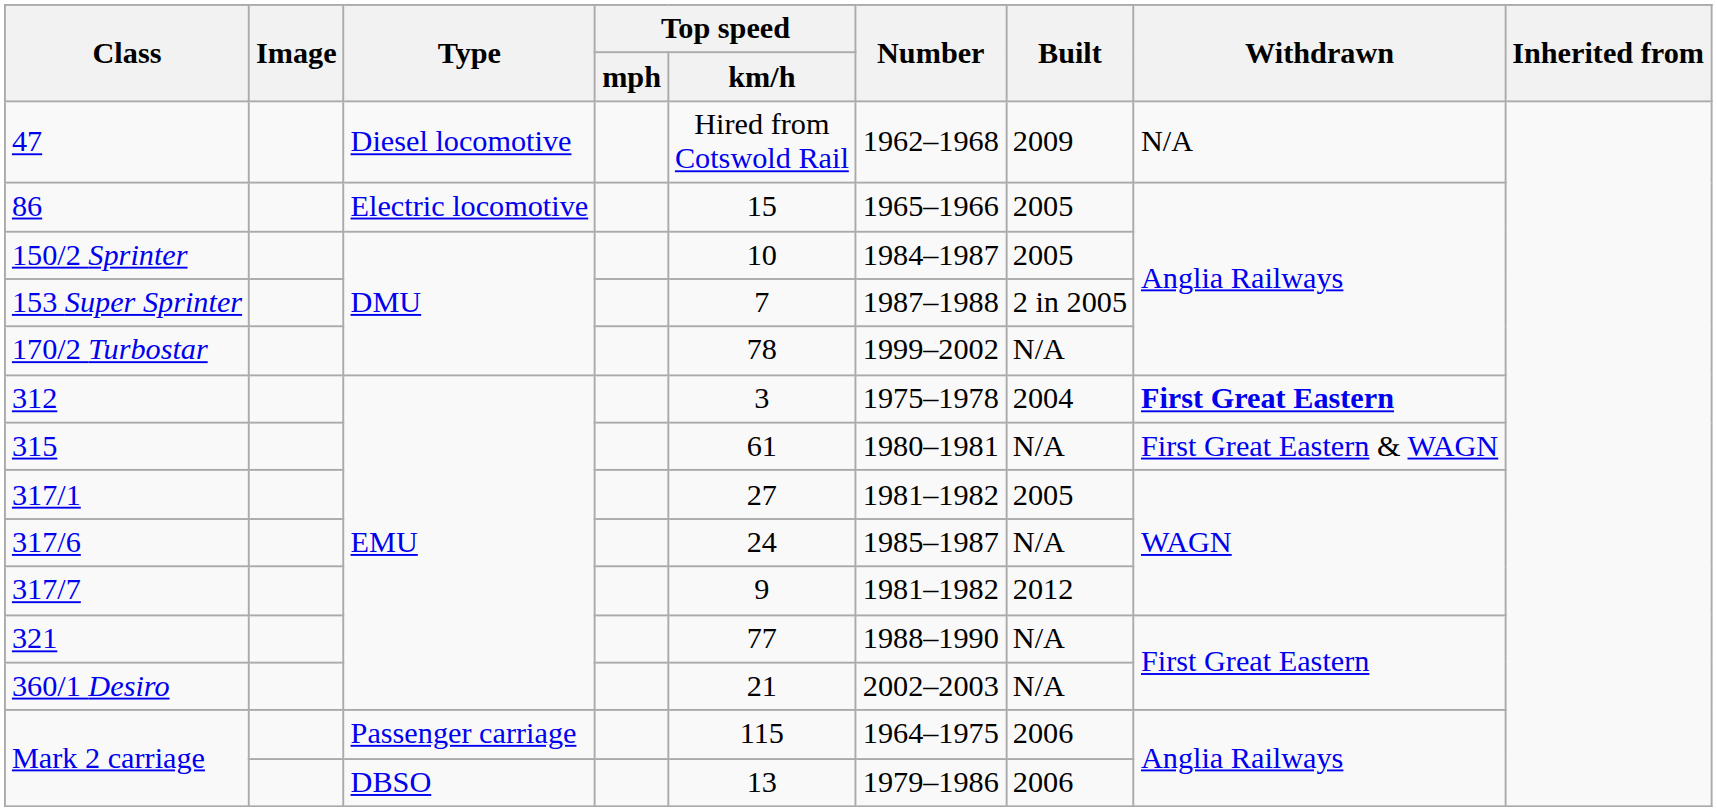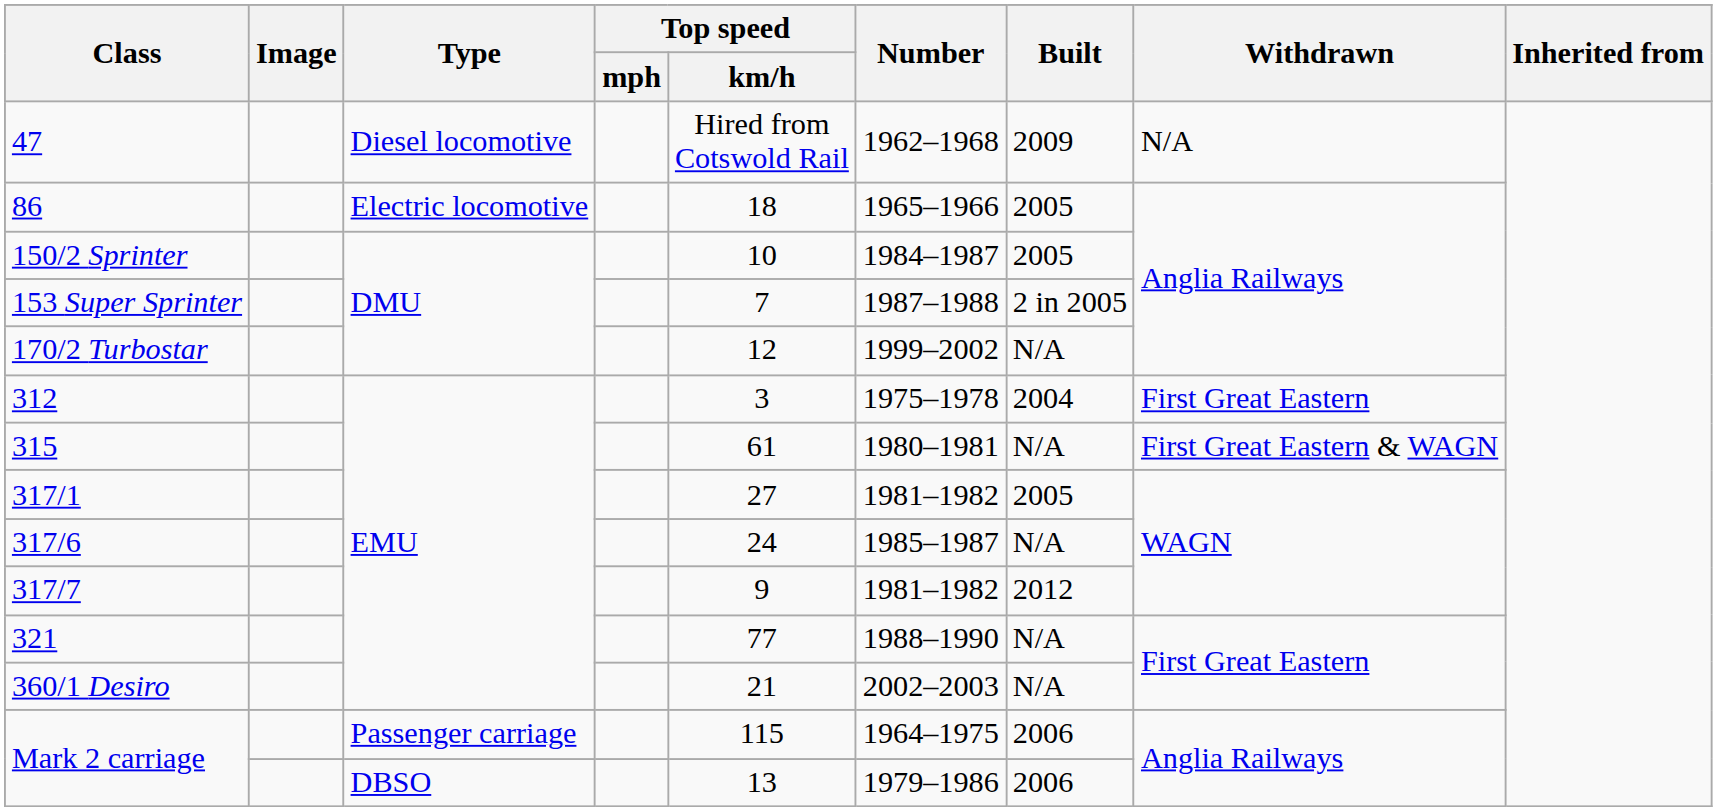(762, 206) 15 -> (762, 206) 18
(762, 350) 78 -> (762, 350) 12
(1268, 398) bold -> (1255, 398) normal
